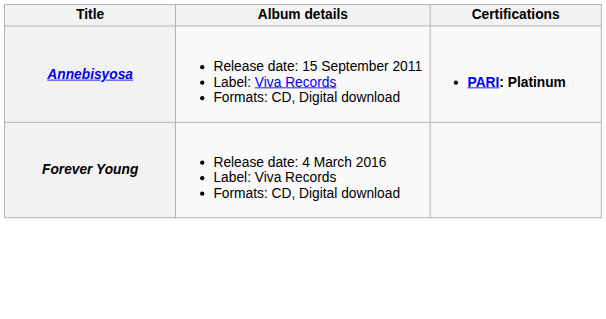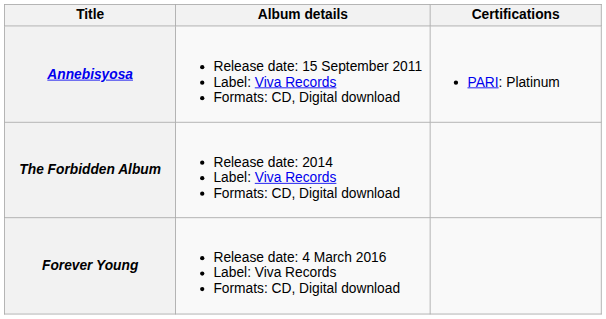(516, 82) bold -> (516, 82) normal
+ row: (90, 169)
